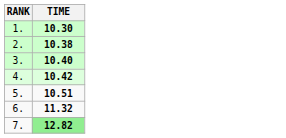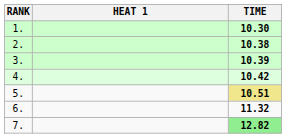+ column: (130, 12)
(58, 61) 10.40 -> (255, 61) 10.39
(58, 93) no background -> (255, 93) khaki background
